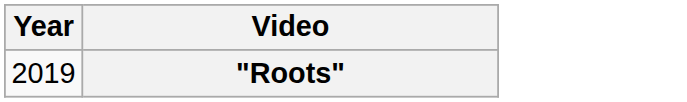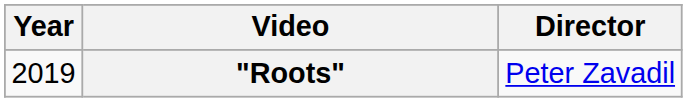+ column: (590, 27)
